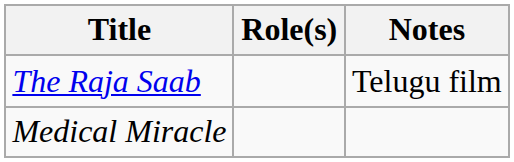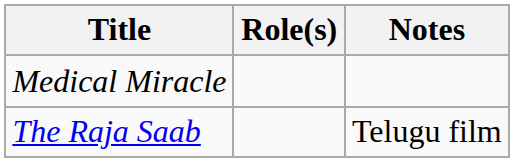rows swapped: (119, 131) <-> (107, 80)
